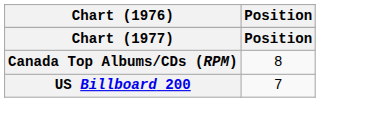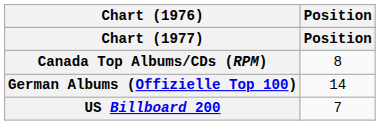+ row: (152, 85)
